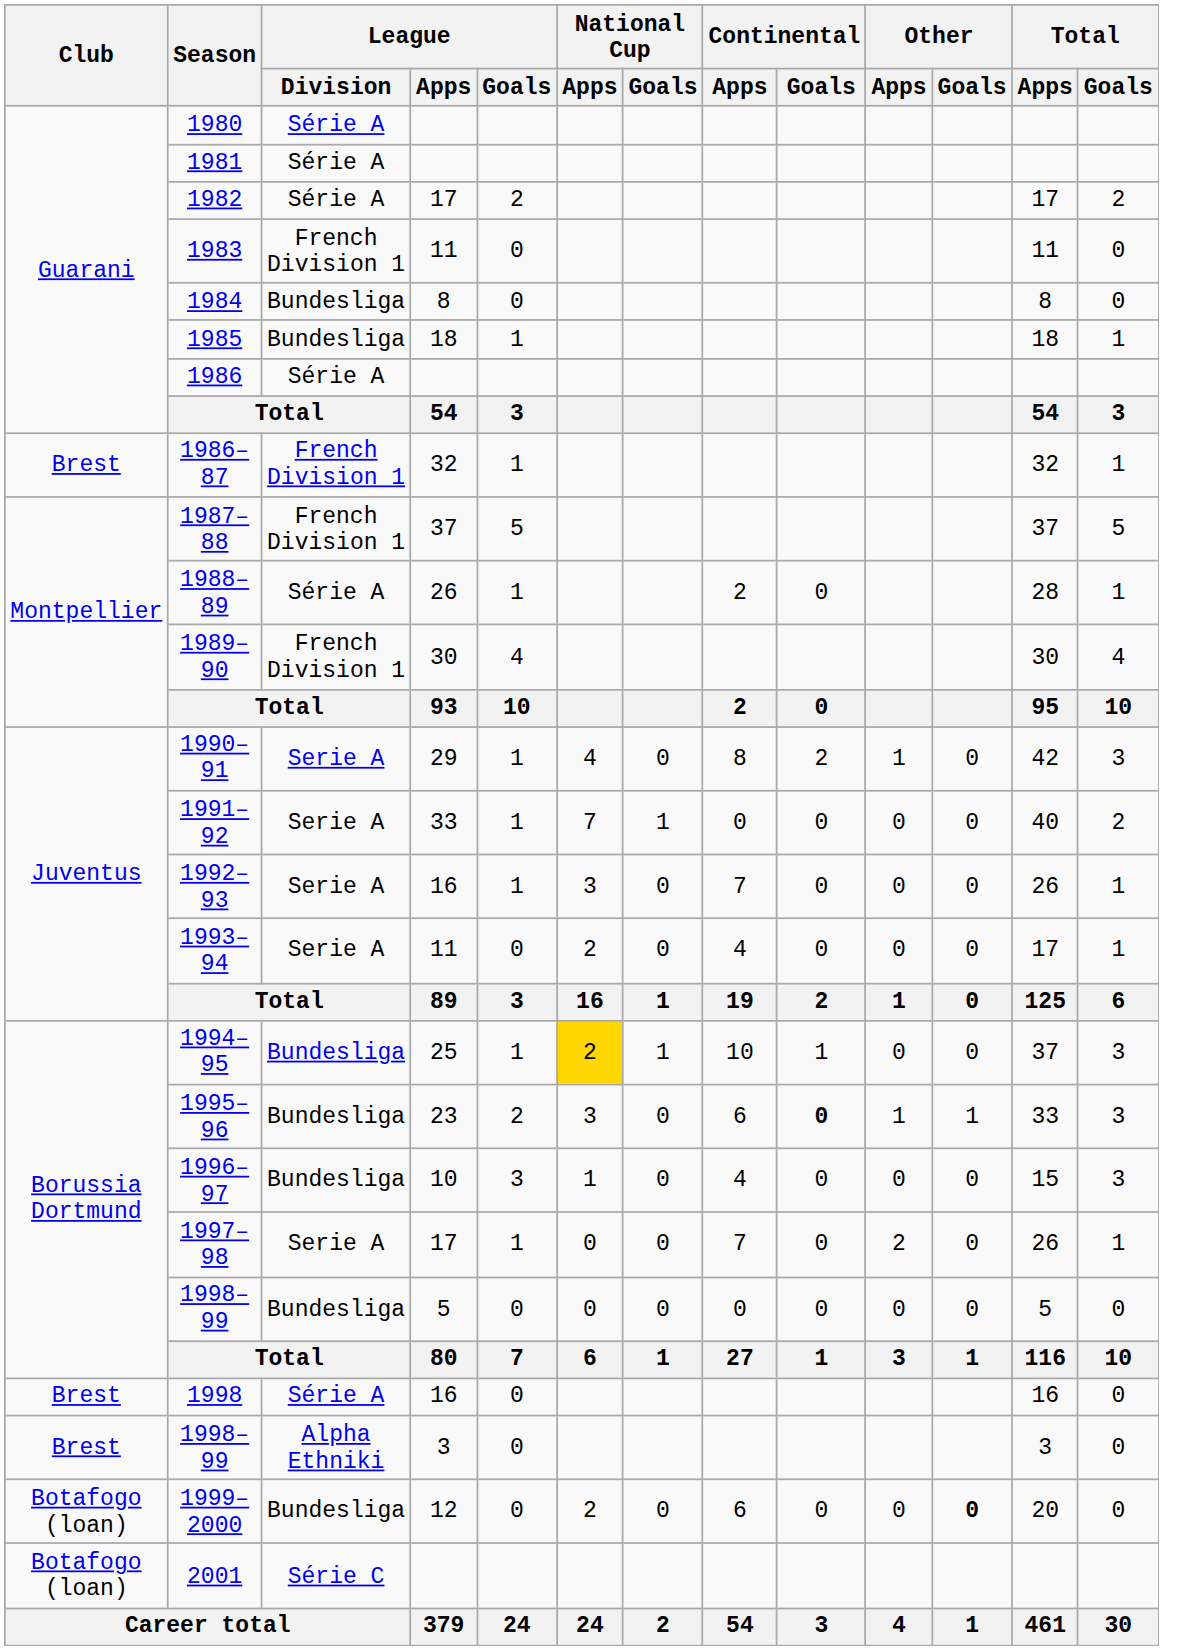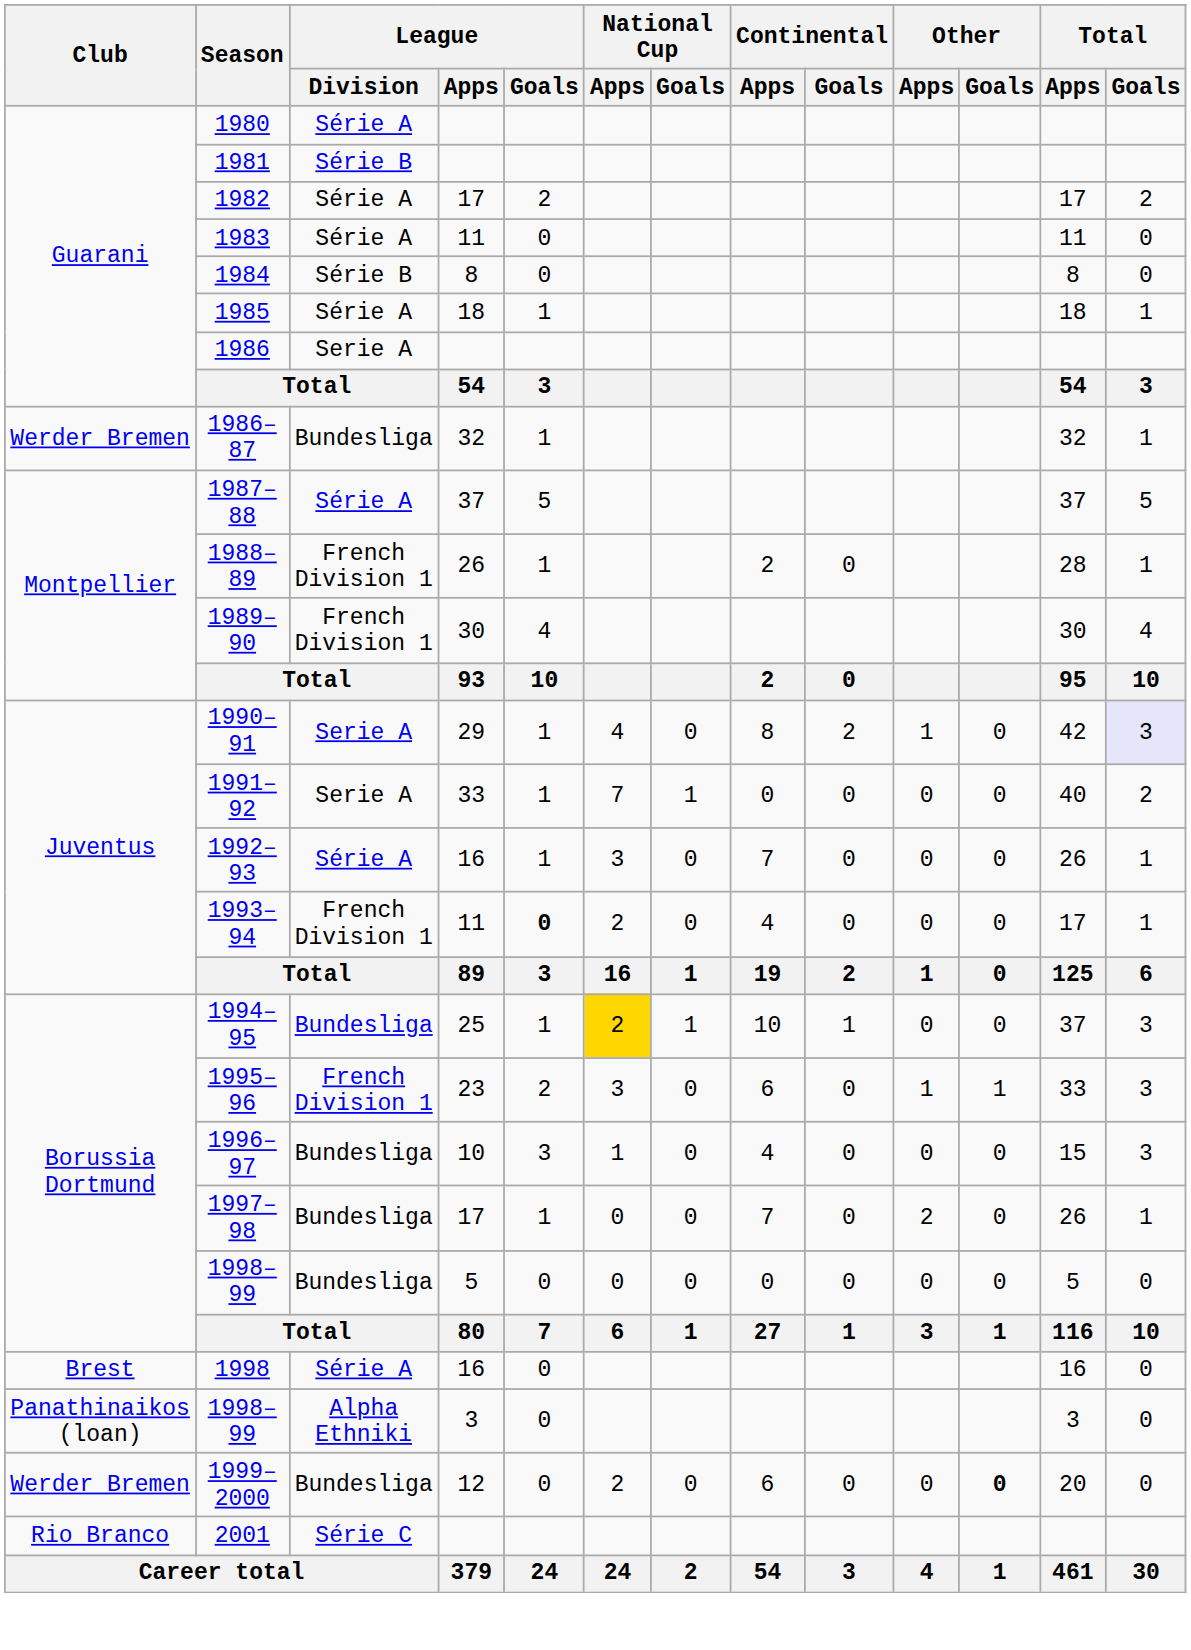(336, 163) Série A -> (364, 163) Série B
(336, 251) French Division 1 -> (364, 238) Série A
(336, 302) Bundesliga -> (364, 275) Série B
(336, 339) Bundesliga -> (364, 313) Série A
(336, 377) Série A -> (364, 350) Serie A
(86, 465) Brest -> (100, 438) Werder Bremen
(336, 465) French Division 1 -> (364, 438) Bundesliga
(336, 529) French Division 1 -> (364, 503) Série A
(336, 593) Série A -> (364, 567) French Division 1
(1118, 759) no background -> (1146, 732) lavender background
(336, 887) Serie A -> (364, 860) Série A
(336, 951) Serie A -> (364, 924) French Division 1
(517, 951) normal -> (544, 924) bold
(336, 1117) Bundesliga -> (364, 1090) French Division 1
(821, 1117) bold -> (849, 1090) normal
(336, 1245) Serie A -> (364, 1218) Bundesliga
(86, 1448) Brest -> (100, 1421) Panathinaikos (loan)
(86, 1512) Botafogo (loan) -> (100, 1485) Werder Bremen
(86, 1576) Botafogo (loan) -> (100, 1536) Rio Branco
